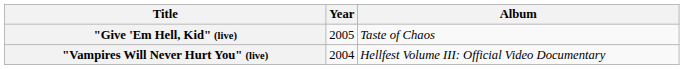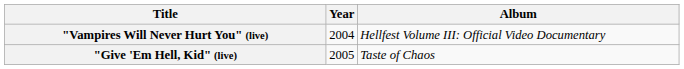rows swapped: (165, 54) <-> (165, 34)
